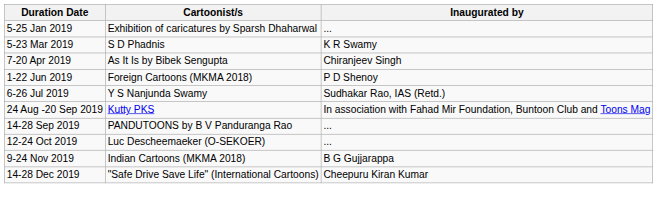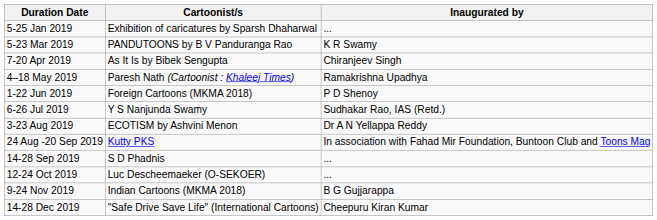(136, 45) S D Phadnis -> (200, 45) PANDUTOONS by B V Panduranga Rao
+ row: (42, 77)
+ row: (40, 126)
(200, 126) PANDUTOONS by B V Panduranga Rao -> (136, 158) S D Phadnis
